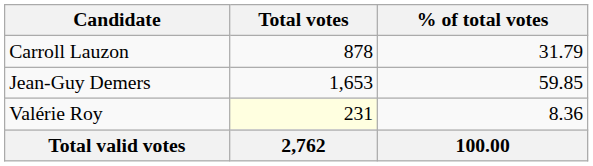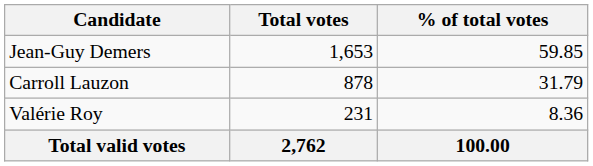rows swapped: (80, 82) <-> (69, 51)
(358, 113) lightyellow background -> (358, 113) no background
